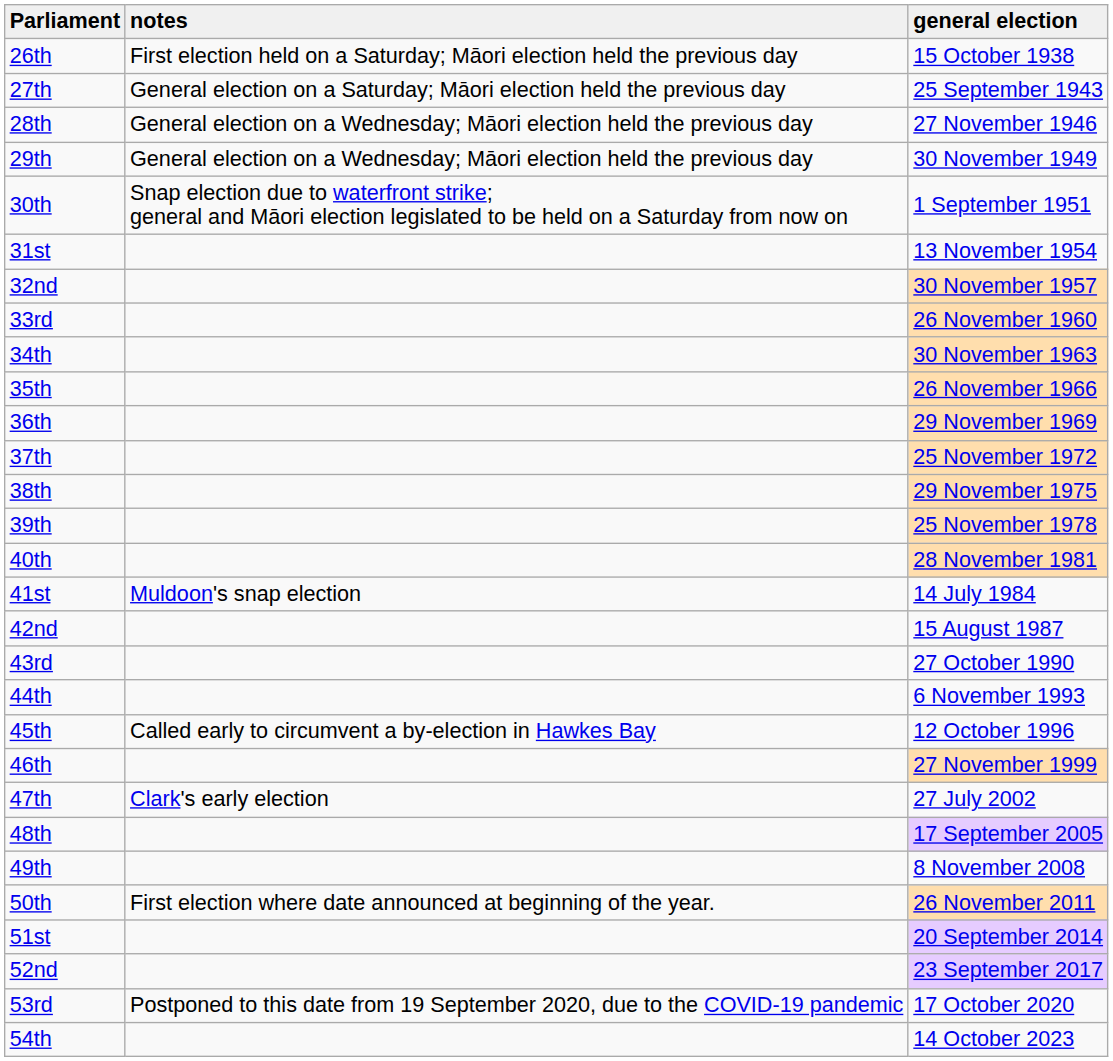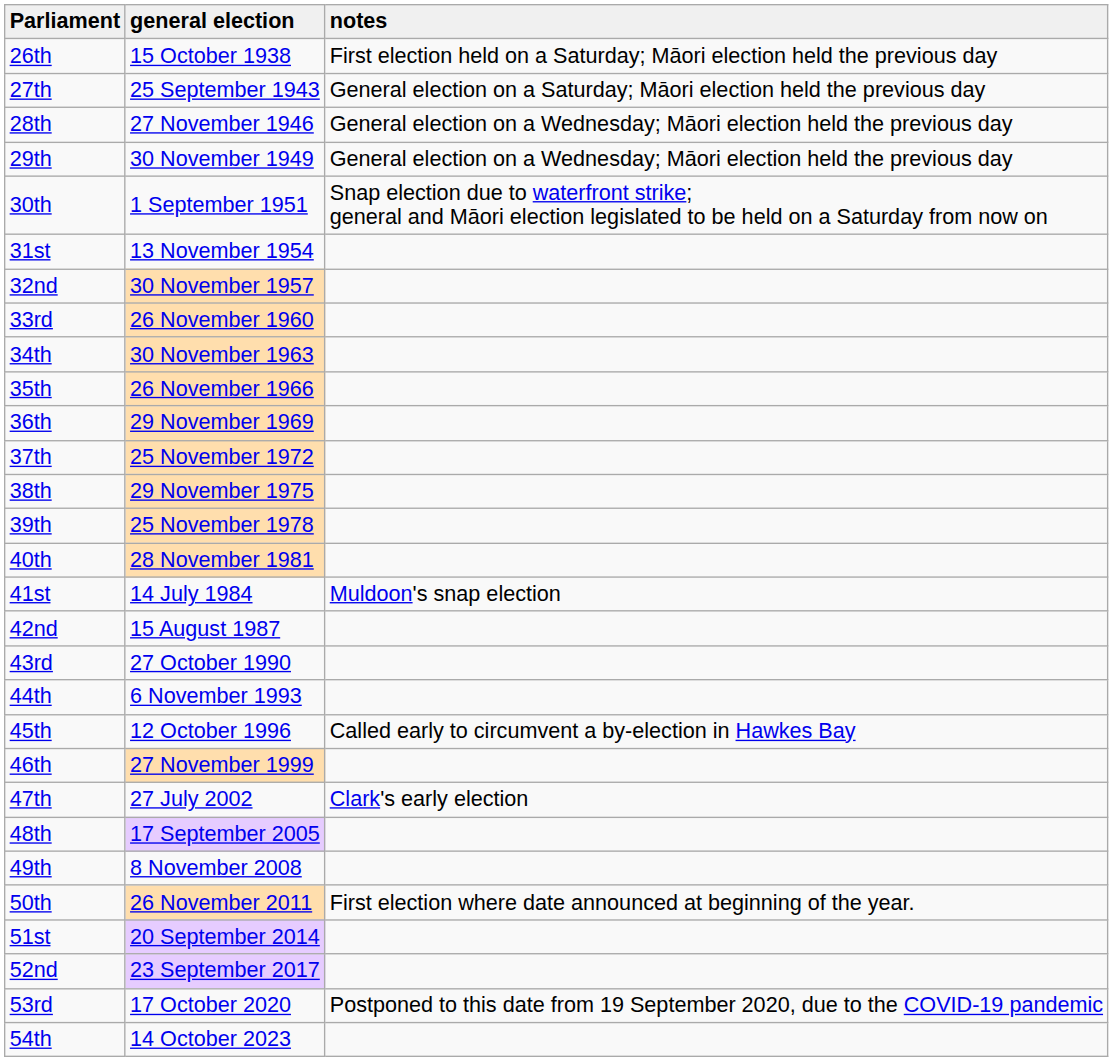columns swapped: (996, 21) <-> (159, 21)
